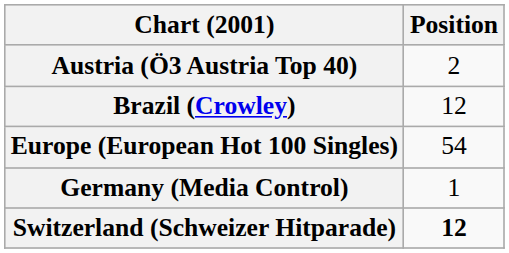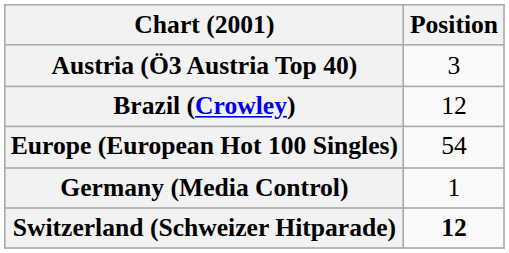(454, 65) 2 -> (454, 65) 3
